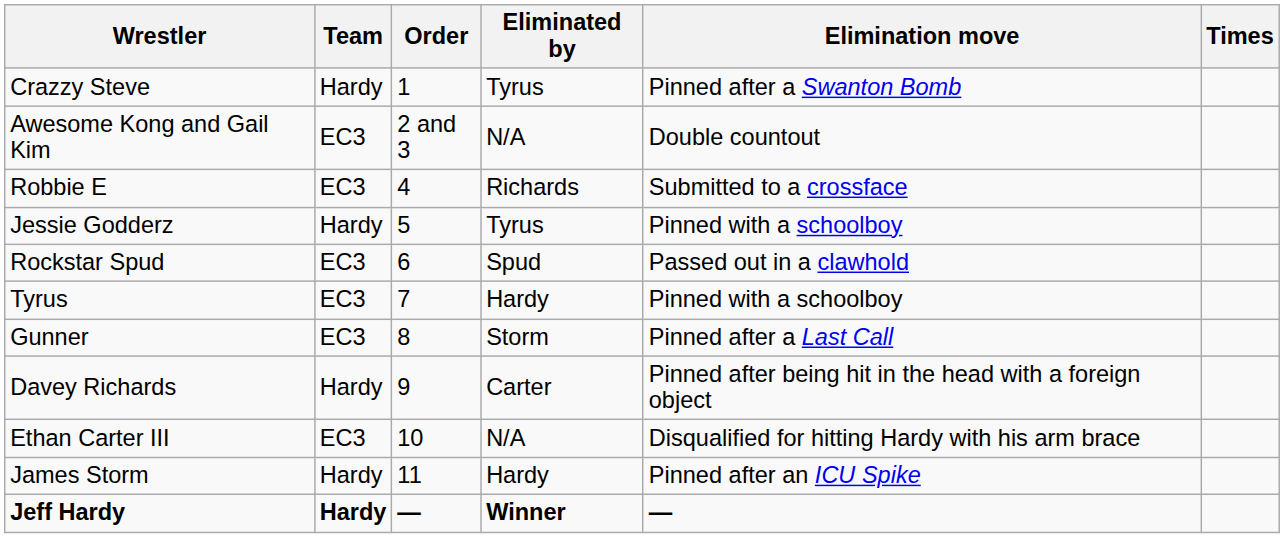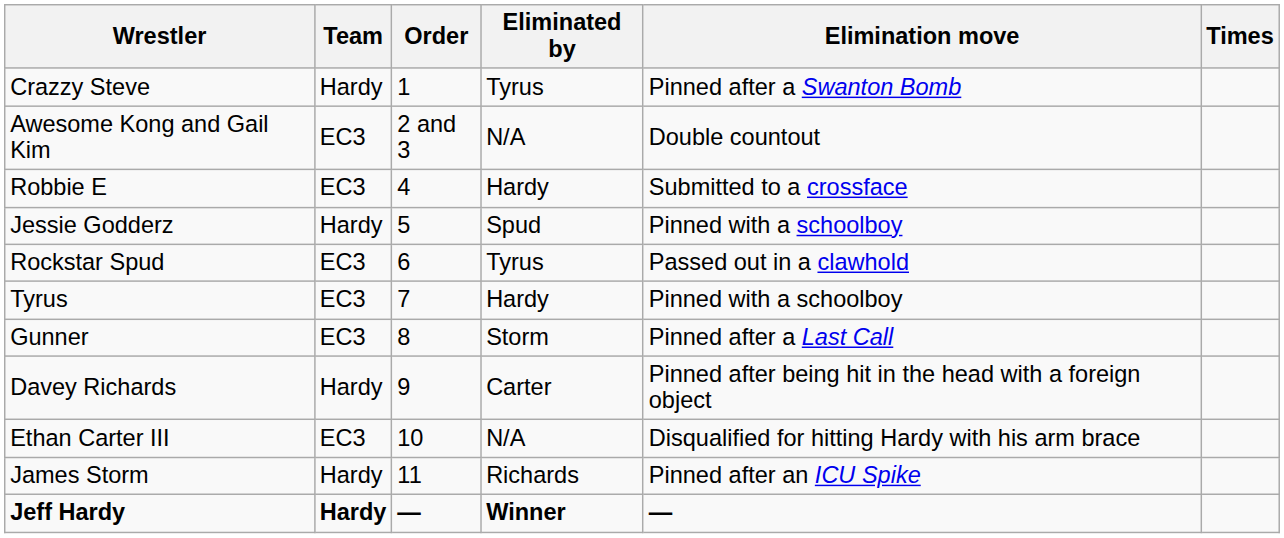(533, 187) Richards -> (518, 187) Hardy
(515, 225) Tyrus -> (514, 225) Spud
(514, 262) Spud -> (515, 262) Tyrus
(518, 475) Hardy -> (533, 475) Richards
